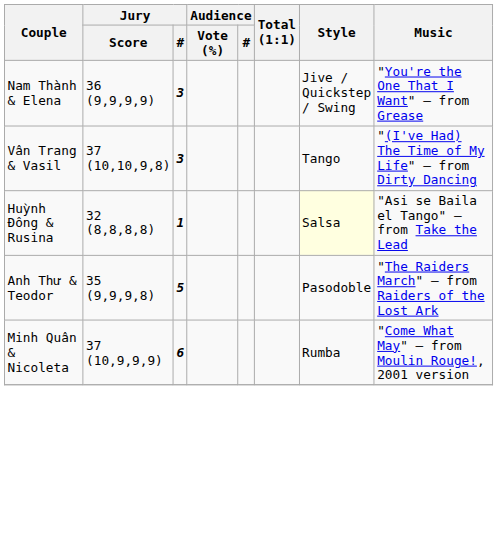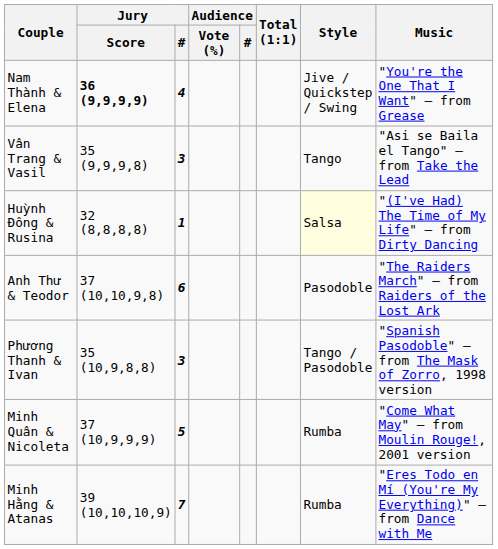(121, 93) normal -> (114, 93) bold
(180, 93) 3 -> (182, 93) 4
(128, 158) 37 (10,10,9,8) -> (114, 158) 35 (9,9,9,8)
(431, 158) "(I've Had) The Time of My Life" – from Dirty Dancing -> (428, 158) "Asi se Baila el Tango" – from Take the Lead
(427, 223) "Asi se Baila el Tango" – from Take the Lead -> (432, 223) "(I've Had) The Time of My Life" – from Dirty Dancing
(121, 288) 35 (9,9,9,8) -> (122, 288) 37 (10,10,9,8)
(180, 288) 5 -> (182, 288) 6
+ row: (34, 360)
(180, 353) 6 -> (182, 432) 5
+ row: (31, 504)
